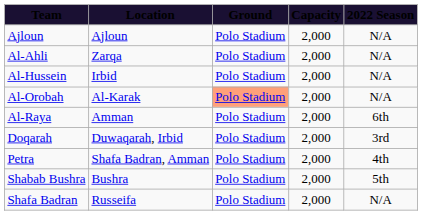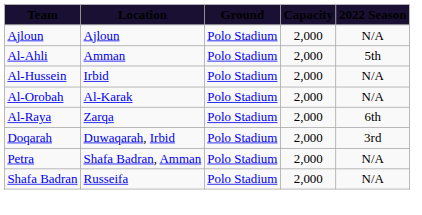(107, 55) Zarqa -> (104, 55) Amman
(381, 55) N/A -> (373, 55) 5th
(250, 96) lightsalmon background -> (242, 96) no background
(112, 117) Amman -> (99, 117) Zarqa
(381, 158) 4th -> (373, 158) N/A
- row: (46, 179)
